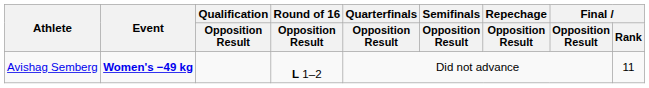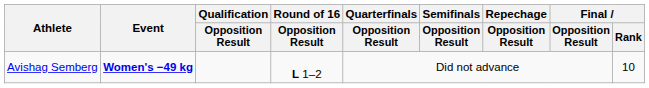(628, 68) 11 -> (628, 68) 10
